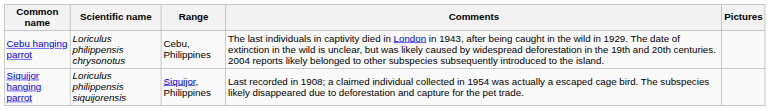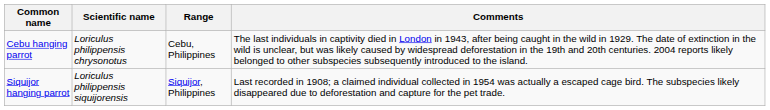- column: (743, 17)
